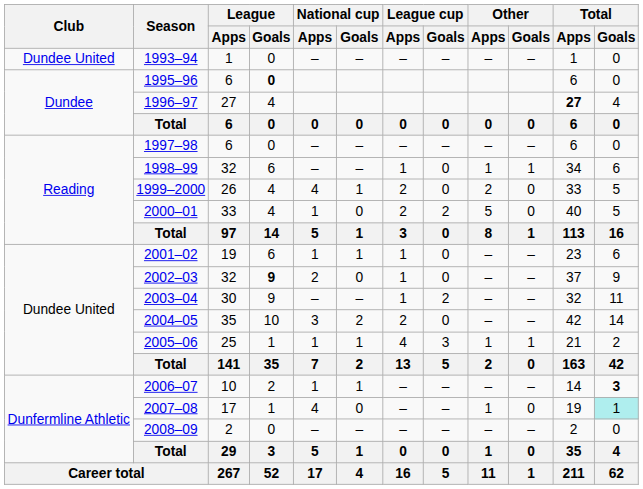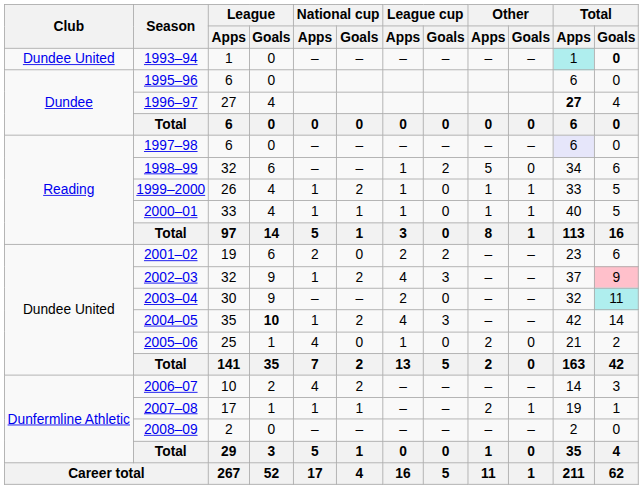(574, 59) no background -> (574, 59) paleturquoise background
(616, 59) normal -> (616, 59) bold
(271, 80) bold -> (271, 80) normal
(574, 146) no background -> (574, 146) lavender background
(446, 168) 0 -> (446, 168) 2
(488, 168) 1 -> (488, 168) 5
(531, 168) 1 -> (531, 168) 0
(315, 189) 4 -> (315, 189) 1
(359, 189) 1 -> (359, 189) 2
(403, 189) 2 -> (403, 189) 1
(488, 189) 2 -> (488, 189) 1
(531, 189) 0 -> (531, 189) 1
(359, 211) 0 -> (359, 211) 1
(403, 211) 2 -> (403, 211) 1
(446, 211) 2 -> (446, 211) 0
(488, 211) 5 -> (488, 211) 1
(531, 211) 0 -> (531, 211) 1
(315, 255) 1 -> (315, 255) 2
(359, 255) 1 -> (359, 255) 0
(403, 255) 1 -> (403, 255) 2
(446, 255) 0 -> (446, 255) 2
(271, 277) bold -> (271, 277) normal
(315, 277) 2 -> (315, 277) 1
(359, 277) 0 -> (359, 277) 2
(403, 277) 1 -> (403, 277) 4
(446, 277) 0 -> (446, 277) 3
(616, 277) no background -> (616, 277) pink background
(403, 299) 1 -> (403, 299) 2
(446, 299) 2 -> (446, 299) 0
(616, 299) no background -> (616, 299) paleturquoise background
(271, 320) normal -> (271, 320) bold
(315, 320) 3 -> (315, 320) 1
(403, 320) 2 -> (403, 320) 4
(446, 320) 0 -> (446, 320) 3
(315, 342) 1 -> (315, 342) 4
(359, 342) 1 -> (359, 342) 0
(403, 342) 4 -> (403, 342) 1
(446, 342) 3 -> (446, 342) 0
(488, 342) 1 -> (488, 342) 2
(531, 342) 1 -> (531, 342) 0
(315, 386) 1 -> (315, 386) 4
(359, 386) 1 -> (359, 386) 2
(616, 386) bold -> (616, 386) normal
(315, 408) 4 -> (315, 408) 1
(359, 408) 0 -> (359, 408) 1
(488, 408) 1 -> (488, 408) 2
(531, 408) 0 -> (531, 408) 1
(616, 408) paleturquoise background -> (616, 408) no background
